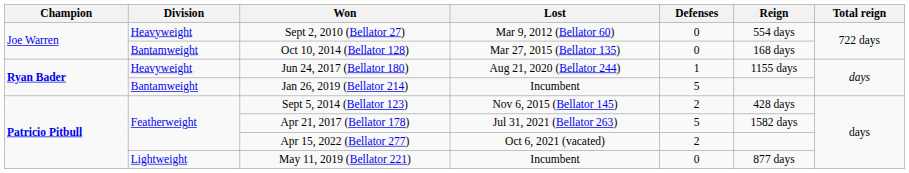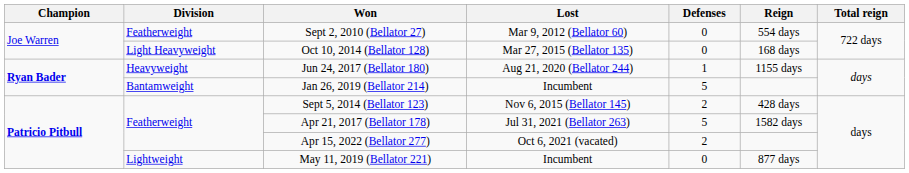(162, 31) Heavyweight -> (159, 31) Featherweight
(164, 50) Bantamweight -> (171, 50) Light Heavyweight
